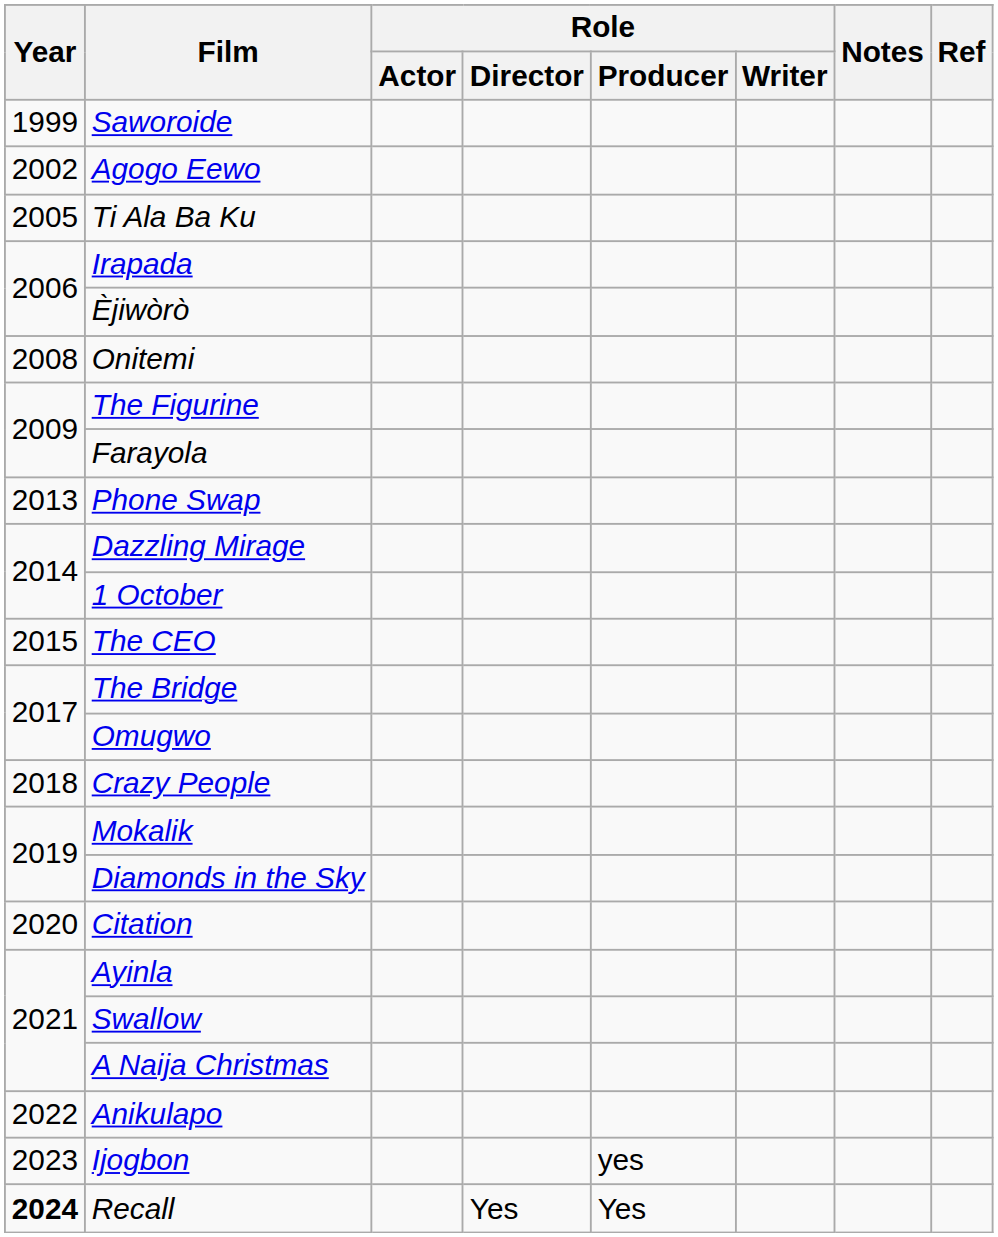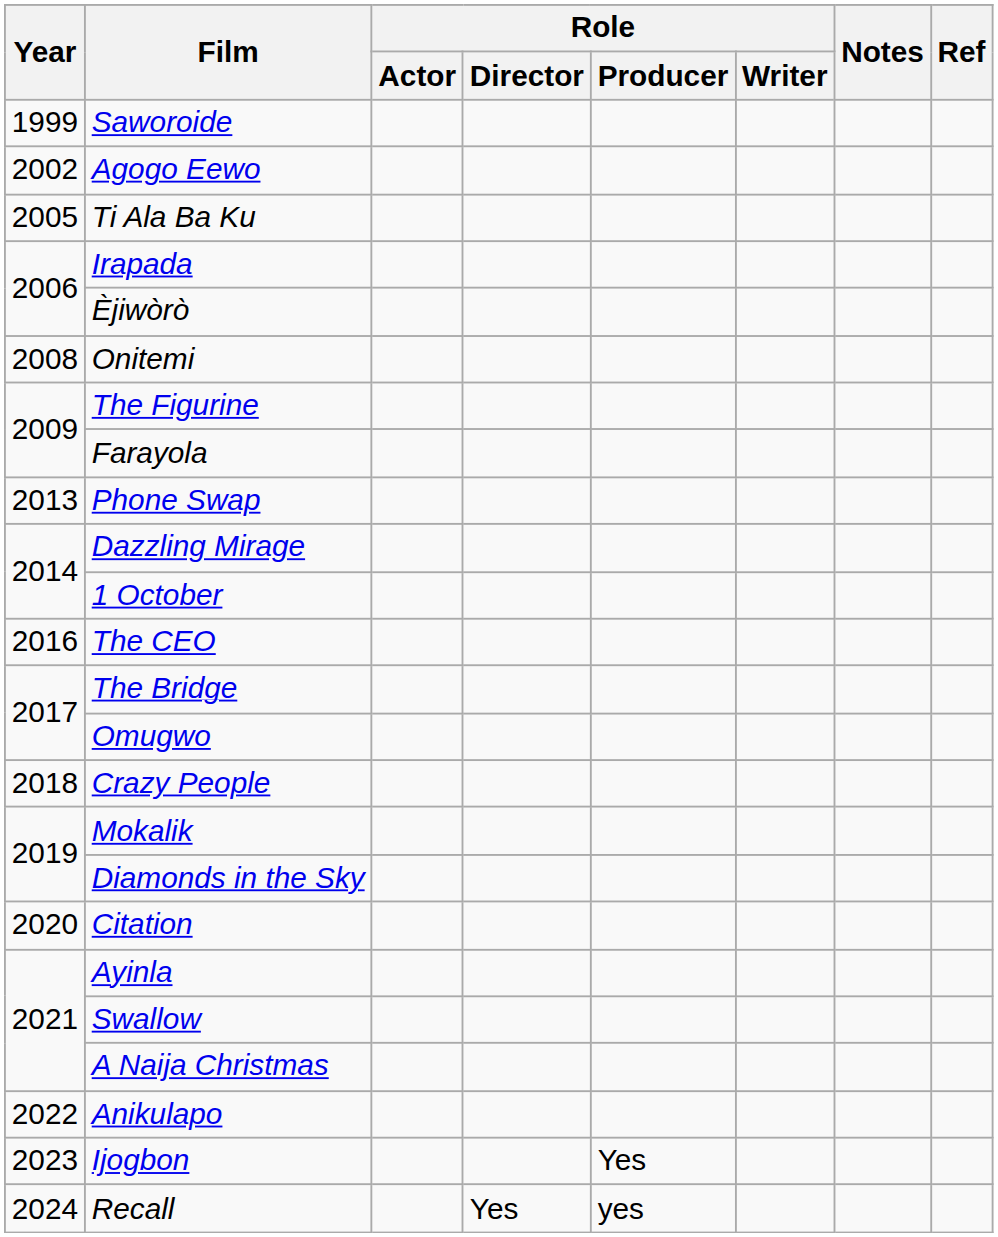(45, 641) 2015 -> (45, 641) 2016
(621, 1160) yes -> (622, 1160) Yes
(45, 1208) bold -> (45, 1208) normal
(622, 1208) Yes -> (621, 1208) yes
